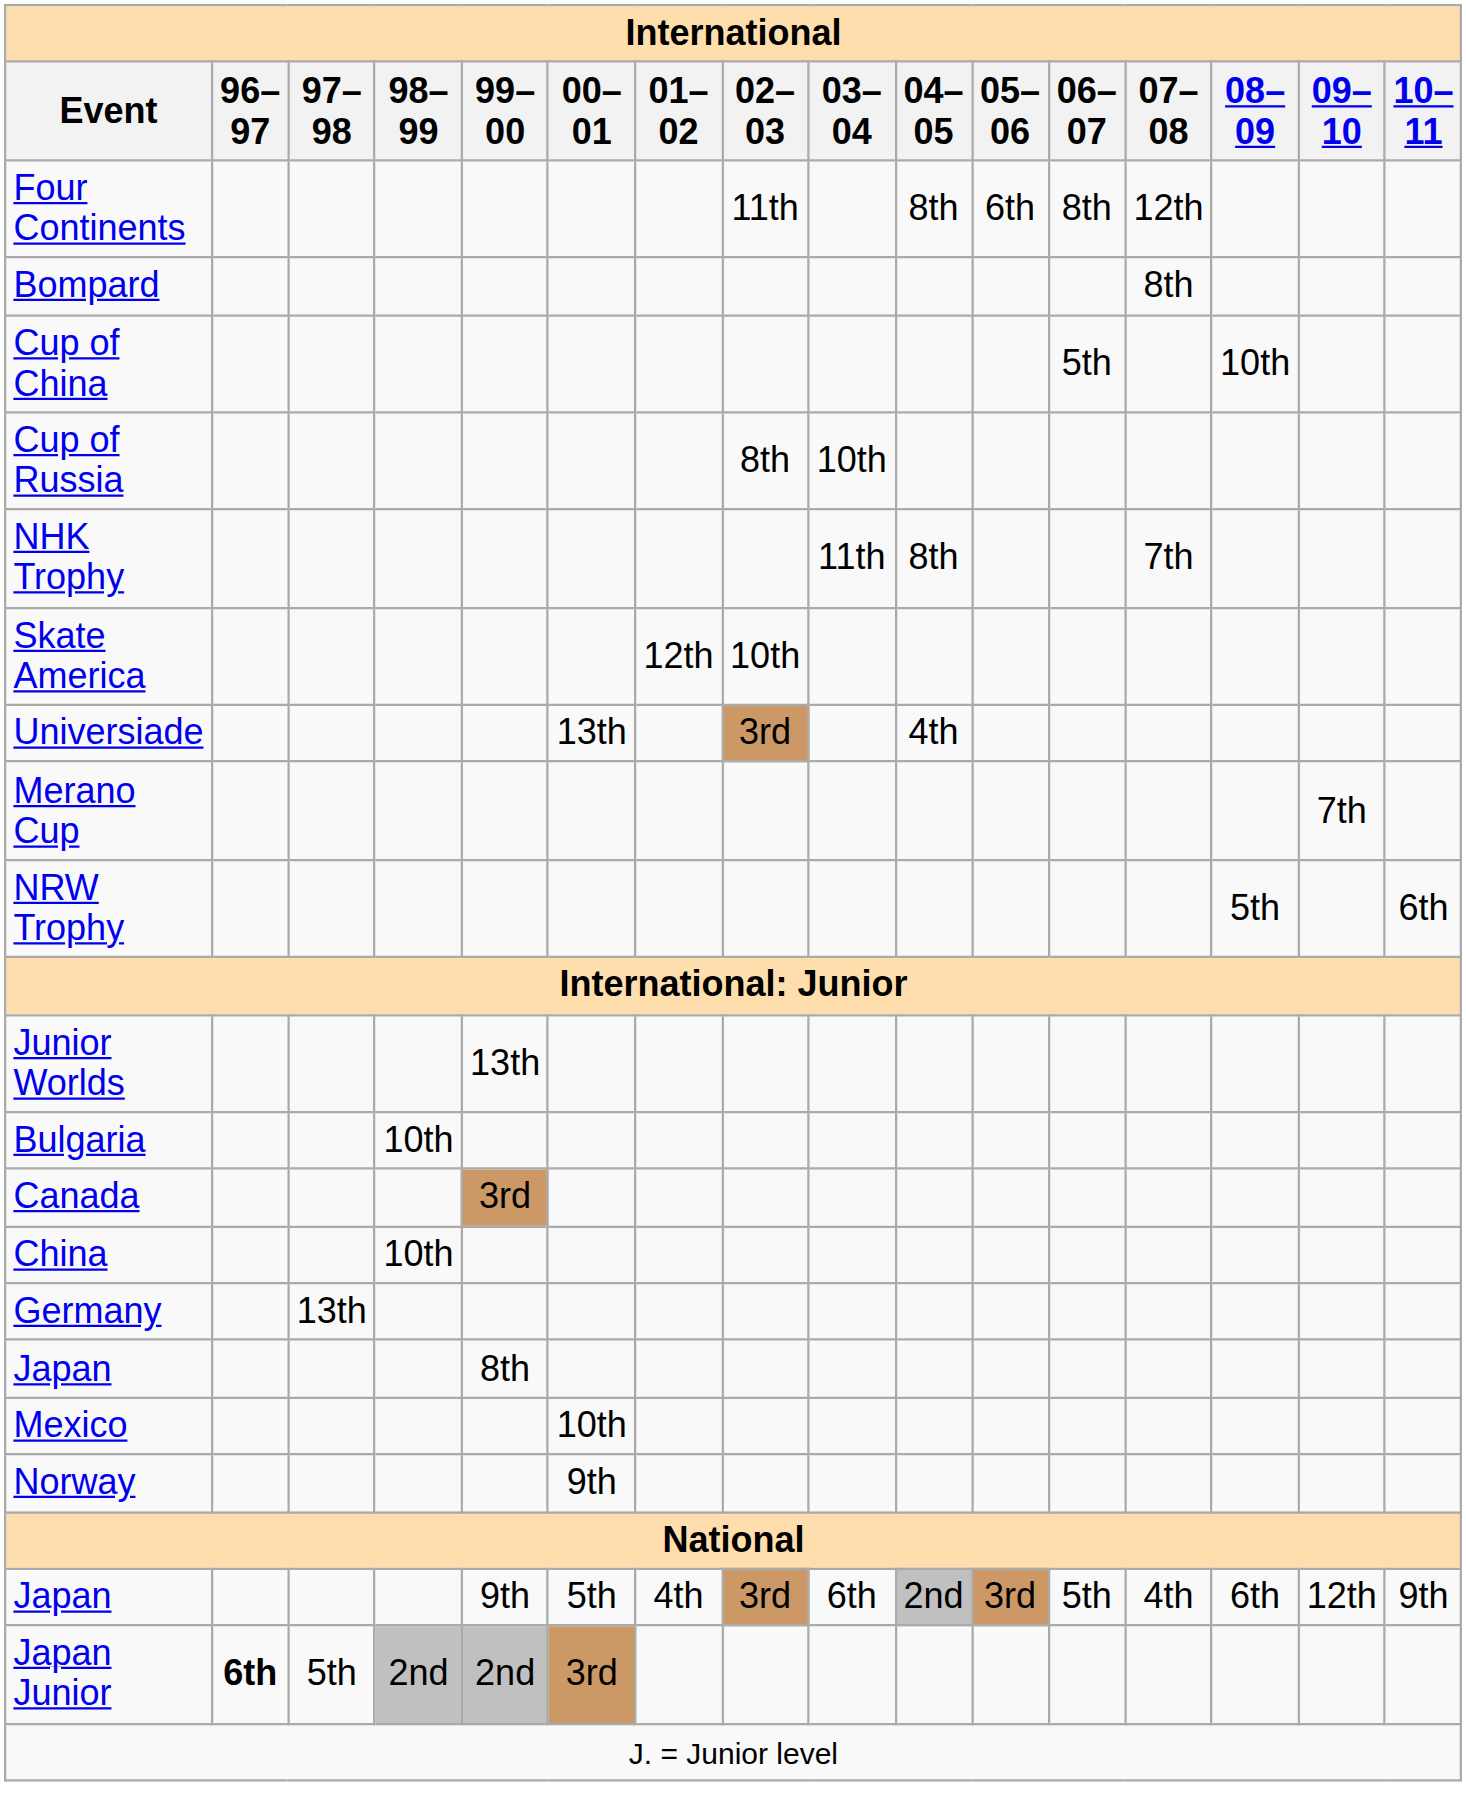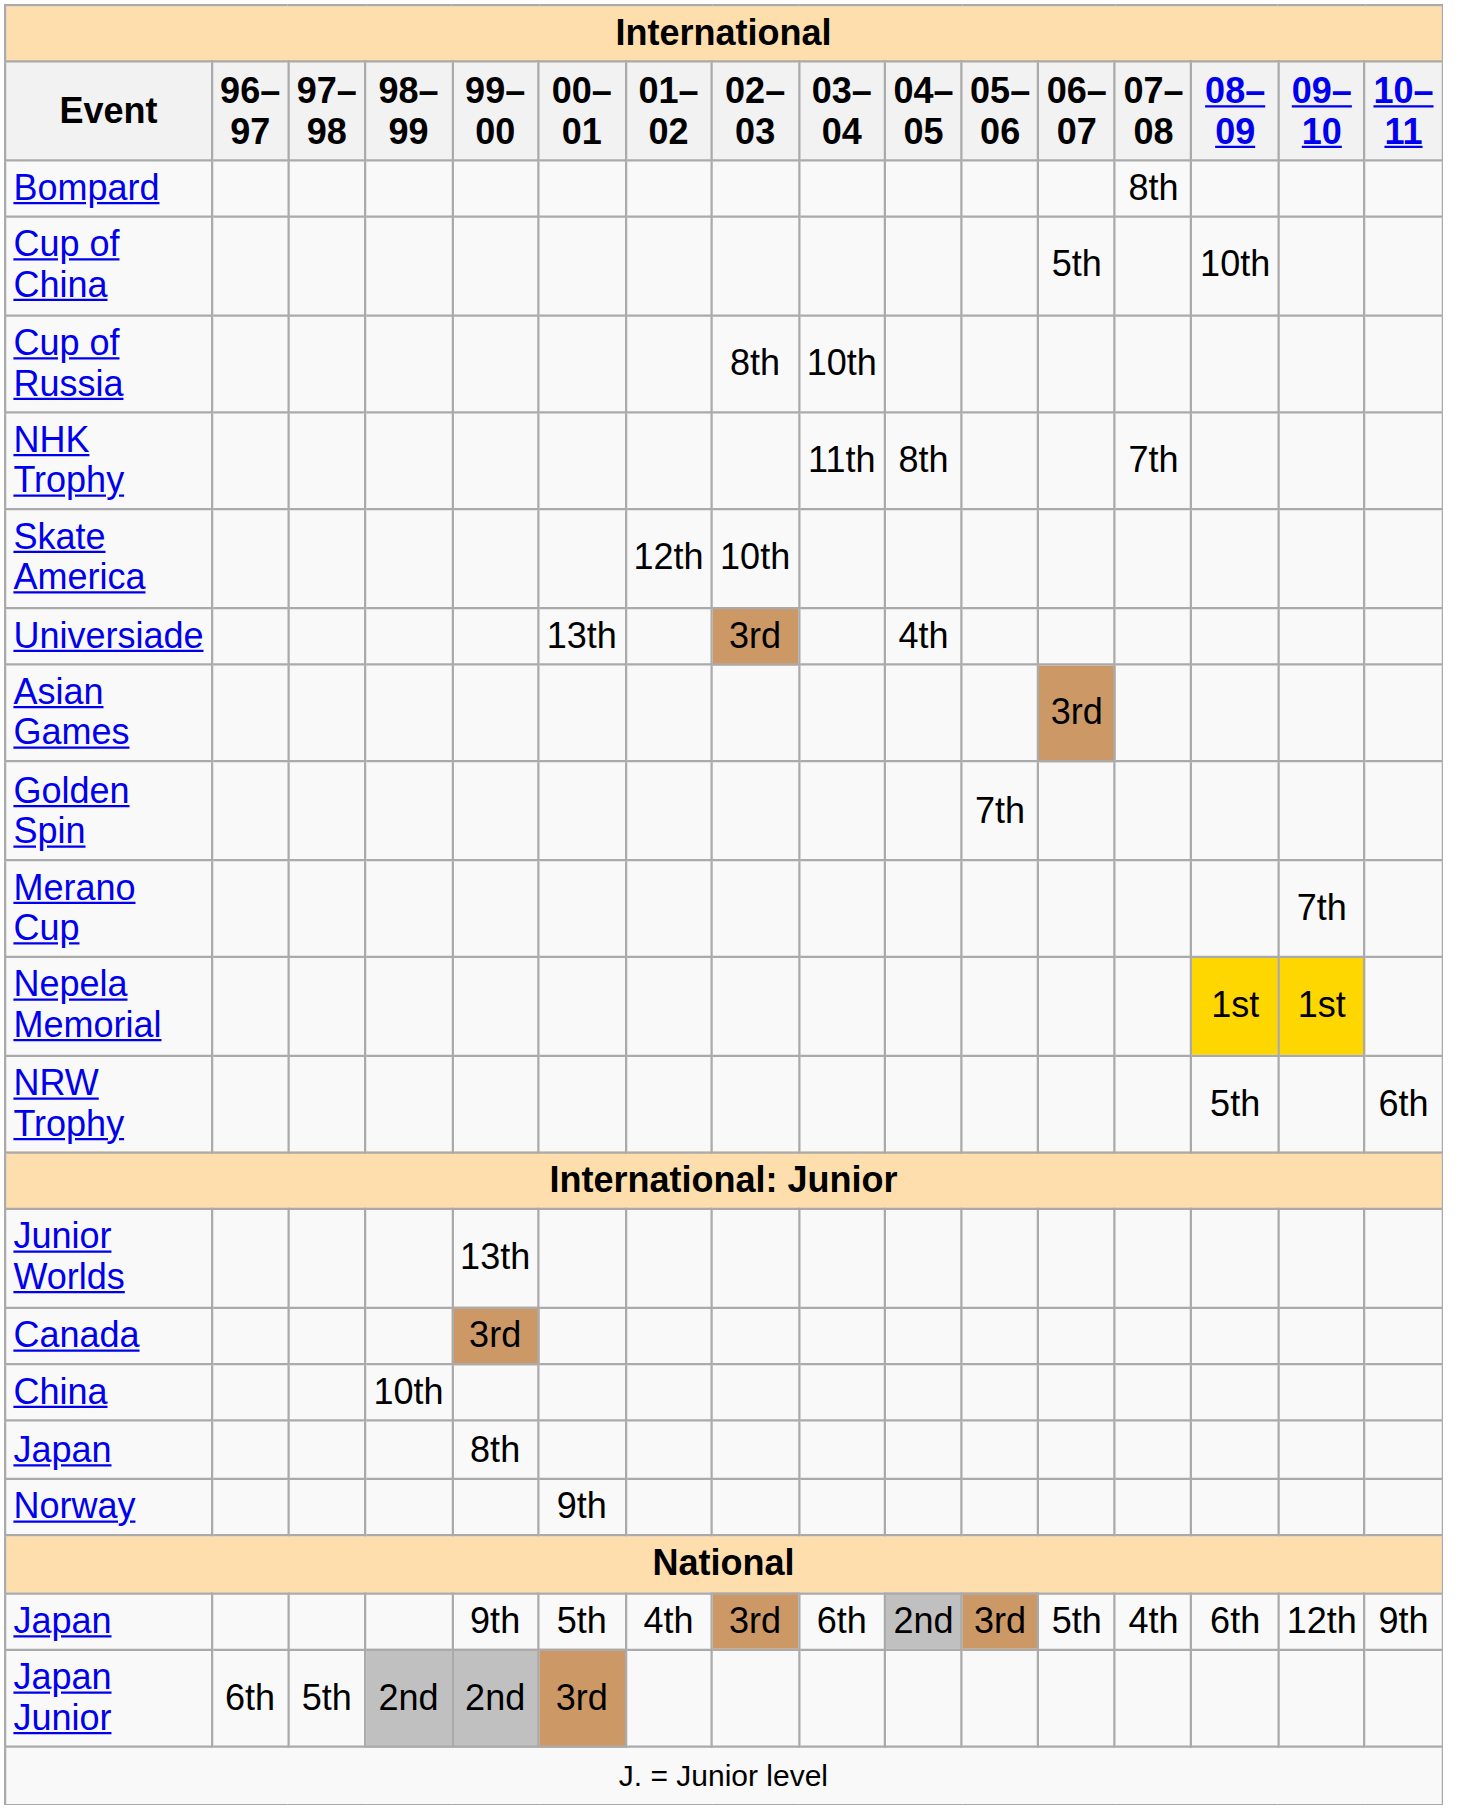- row: (99, 207)
+ row: (71, 712)
+ row: (71, 810)
+ row: (87, 1005)
- row: (79, 1139)
- row: (87, 1311)
- row: (70, 1425)
(250, 1673) bold -> (250, 1697) normal
